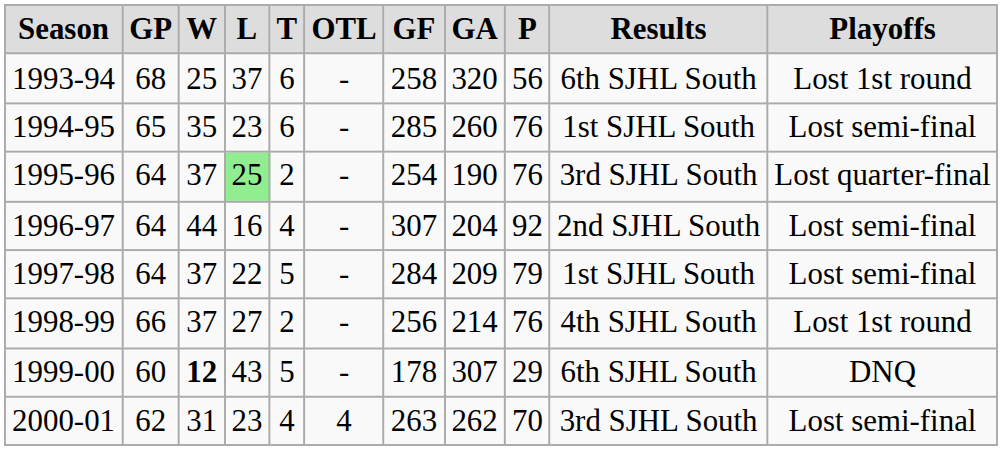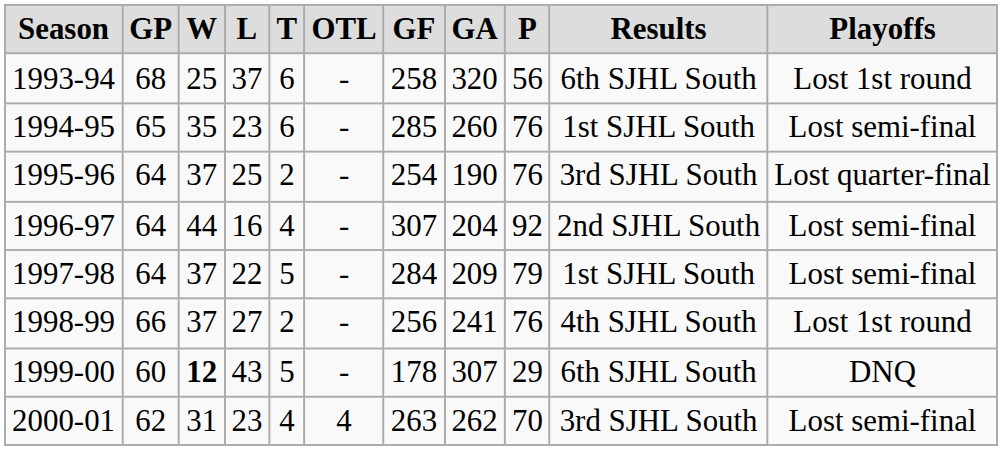(247, 175) lightgreen background -> (247, 175) no background
(475, 322) 214 -> (475, 322) 241
